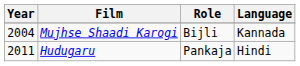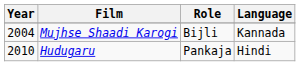(21, 51) 2011 -> (21, 51) 2010
